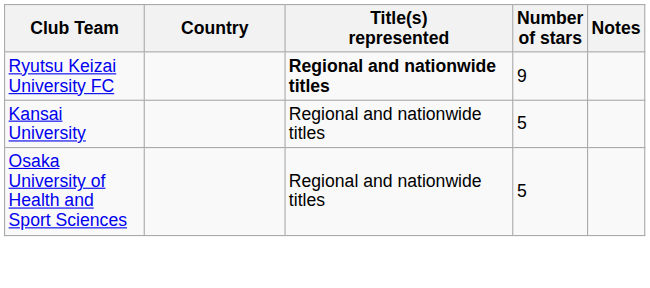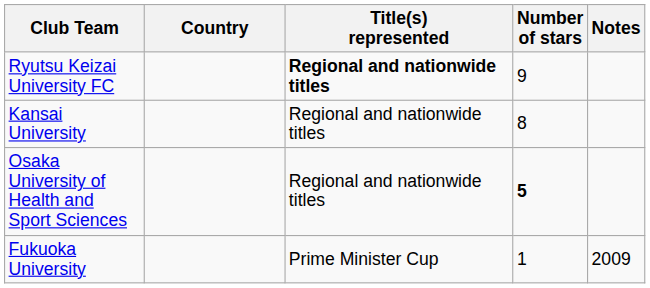(522, 123) 5 -> (522, 123) 8
(522, 191) normal -> (522, 191) bold
+ row: (47, 258)
